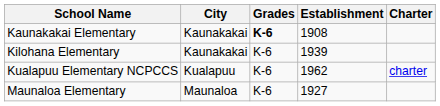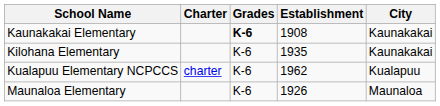columns swapped: (216, 14) <-> (411, 14)
(314, 52) 1939 -> (294, 52) 1935
(314, 91) 1927 -> (294, 91) 1926
